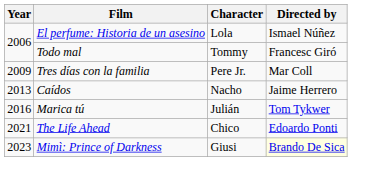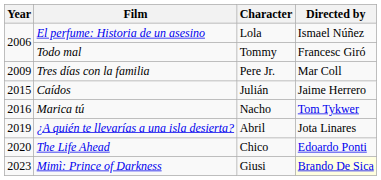(19, 90) 2013 -> (19, 90) 2015
(226, 90) Nacho -> (254, 90) Julián
(225, 109) Julián -> (255, 109) Nacho
+ row: (135, 128)
(19, 128) 2021 -> (19, 147) 2020
